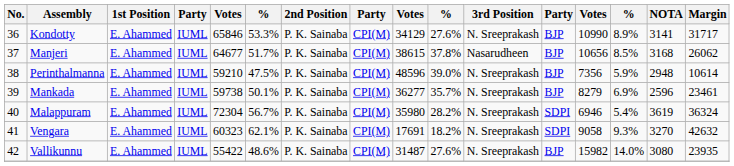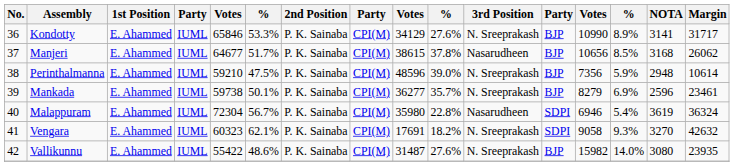(446, 112) 28.2% -> (446, 112) 22.8%
(503, 112) N. Sreeprakash -> (498, 112) Nasarudheen
